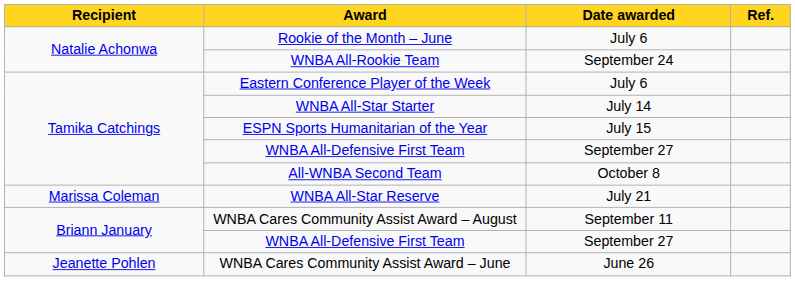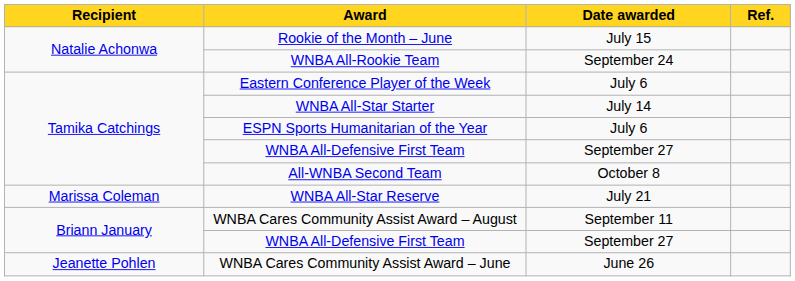(629, 38) July 6 -> (629, 38) July 15
(629, 128) July 15 -> (629, 128) July 6
